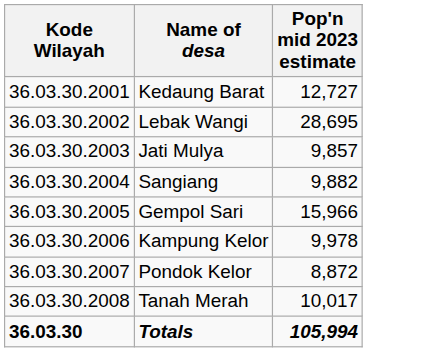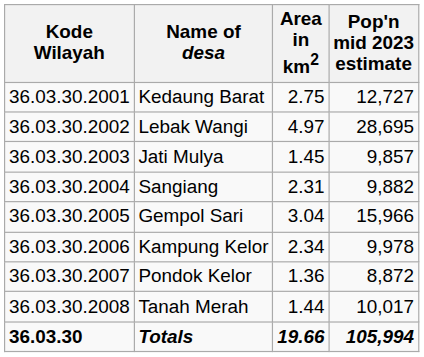+ column: (301, 43)
